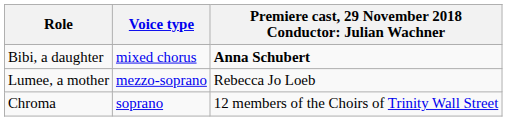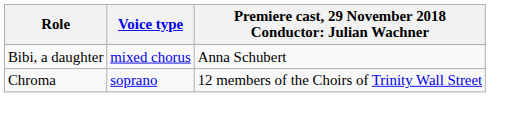(262, 56) bold -> (242, 56) normal
- row: (59, 80)
